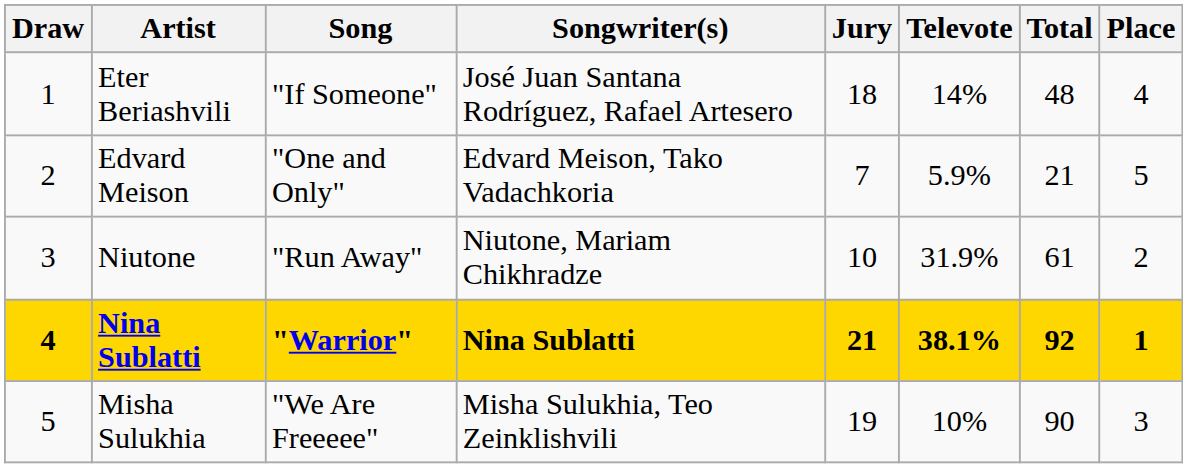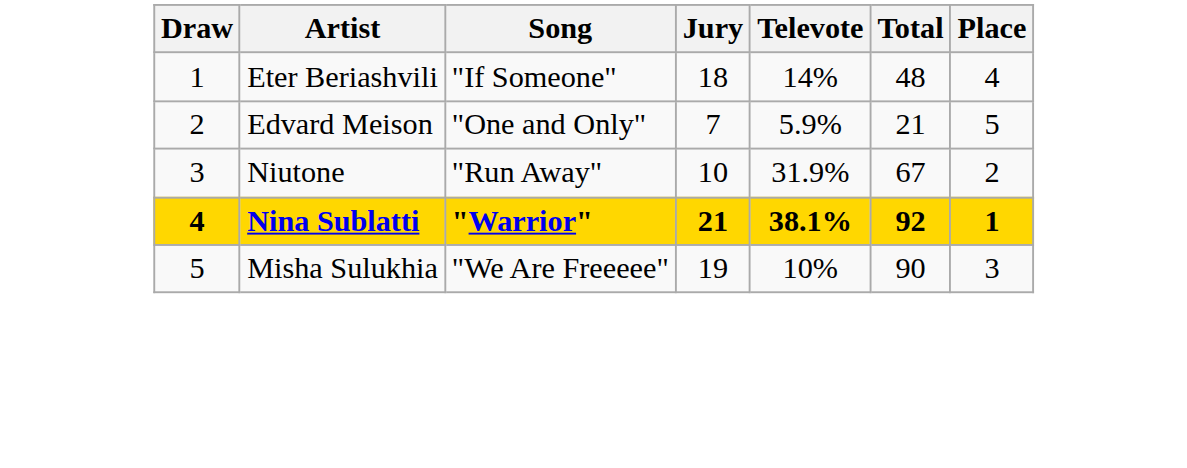- column: (640, 28)
(1060, 257) 61 -> (911, 172) 67
